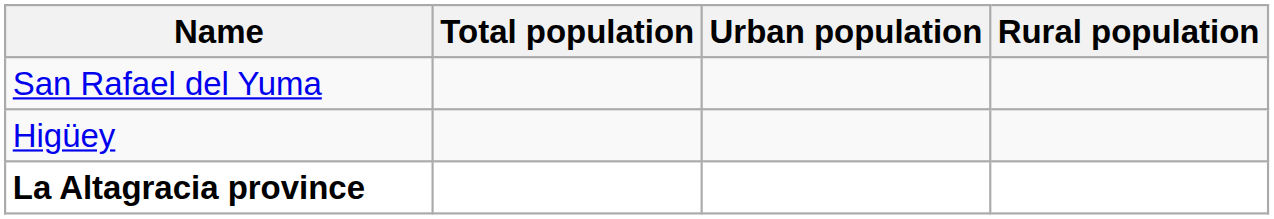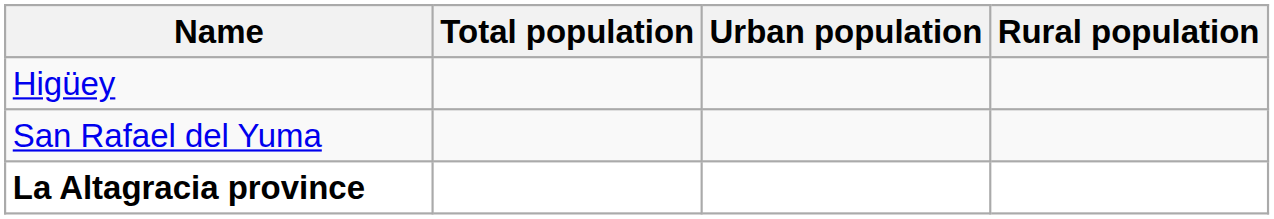rows swapped: (64, 136) <-> (167, 84)
